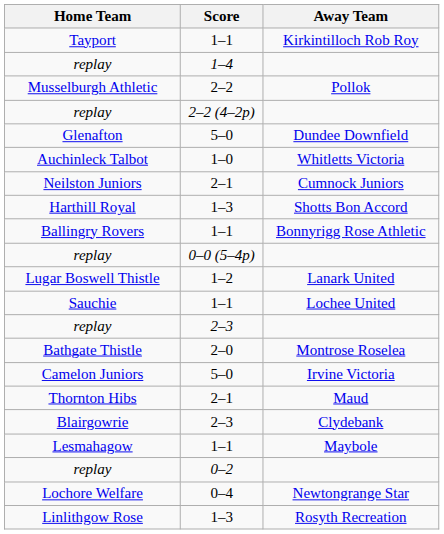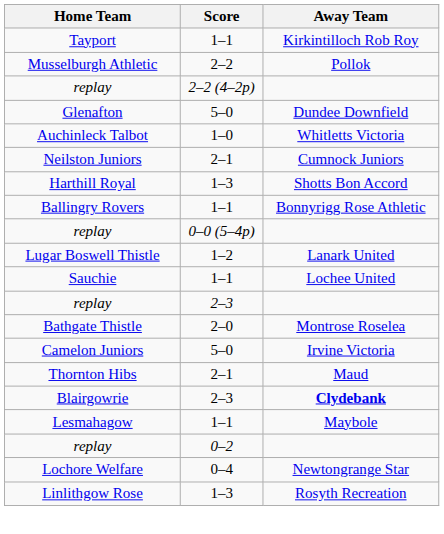- row: (93, 64)
(351, 421) normal -> (351, 398) bold
